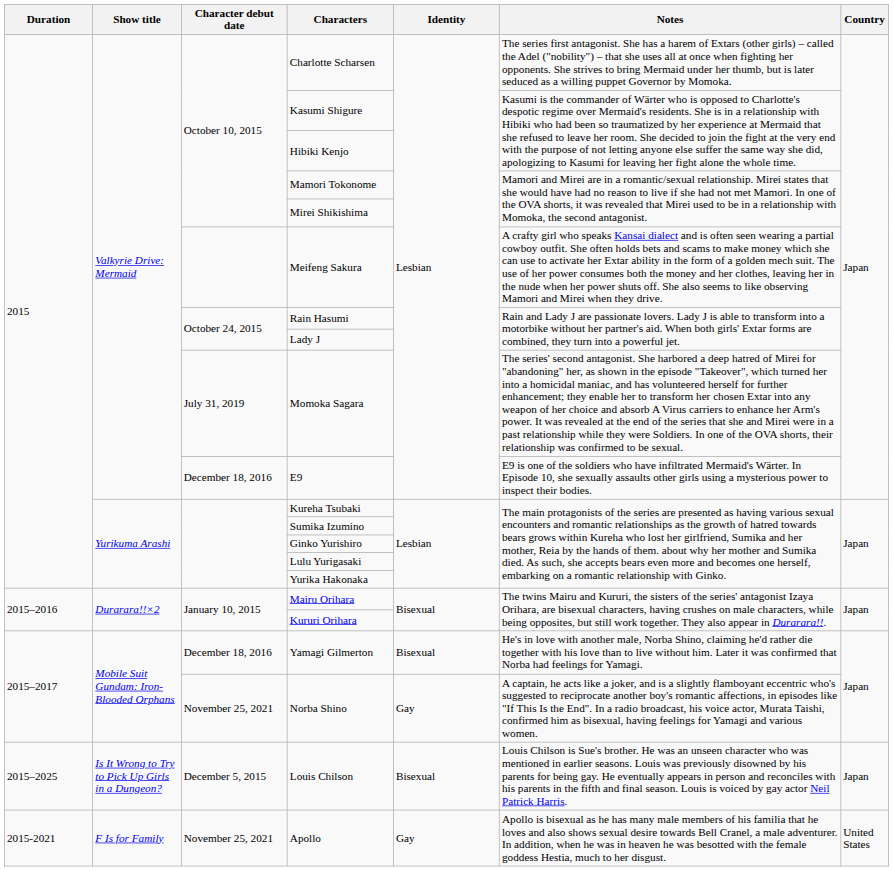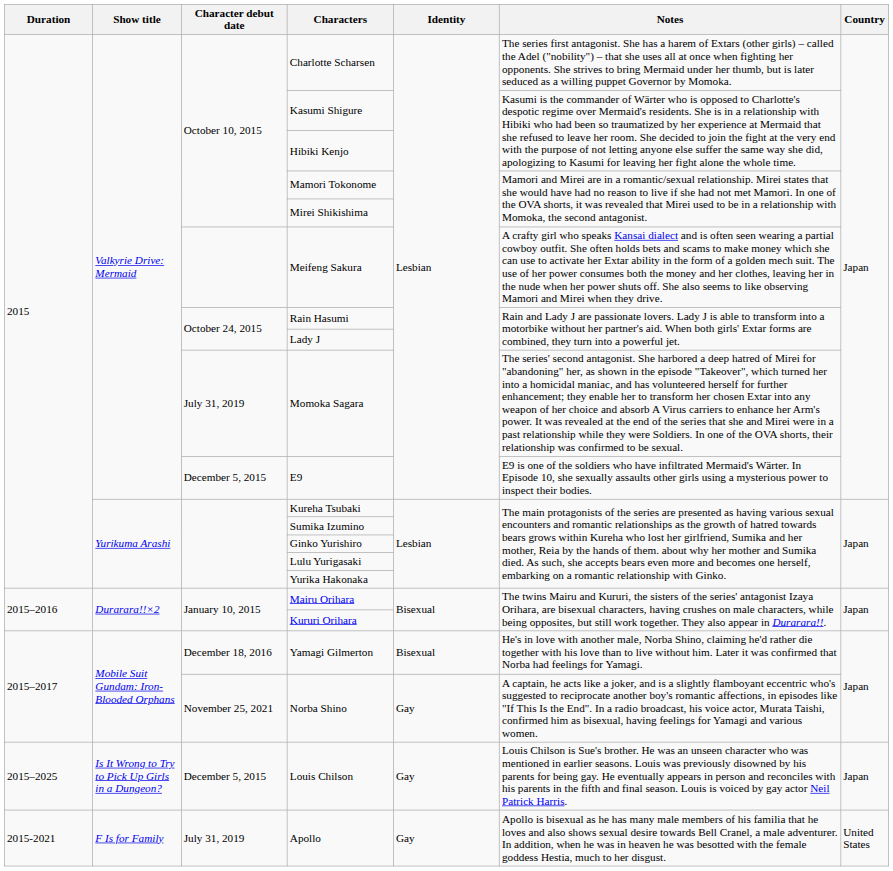(228, 477) December 18, 2016 -> (225, 477) December 5, 2015
(416, 776) Bisexual -> (405, 776) Gay
(228, 838) November 25, 2021 -> (214, 838) July 31, 2019
